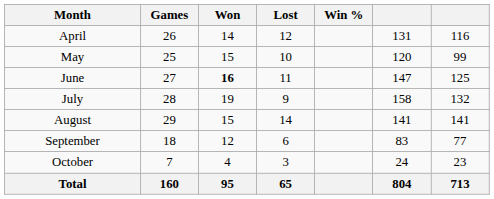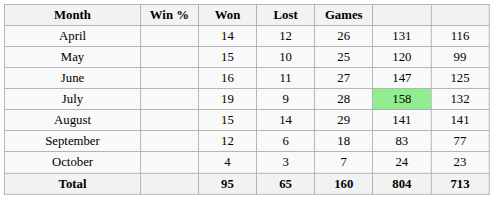columns swapped: (169, 15) <-> (344, 15)
(227, 78) bold -> (227, 78) normal
(402, 99) no background -> (402, 99) lightgreen background
